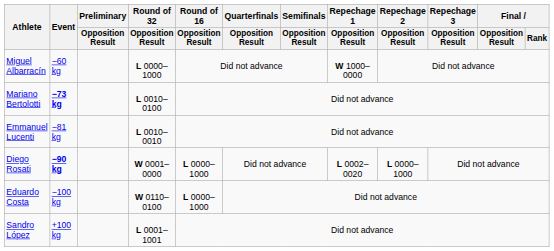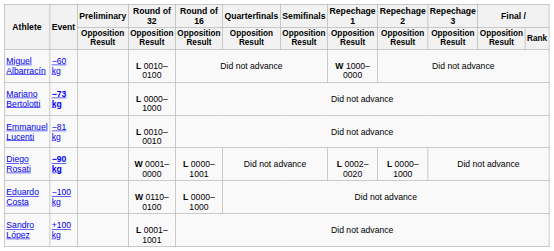(152, 71) L 0000–1000 -> (152, 71) L 0010–0100
(152, 104) L 0010–0100 -> (152, 104) L 0000–1000
(199, 170) L 0000–1000 -> (199, 170) L 0000–1001
